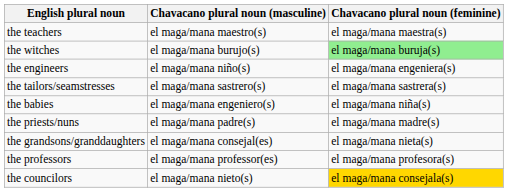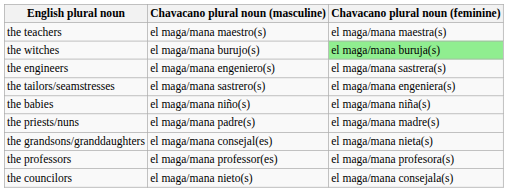(200, 68) el maga/mana niño(s) -> (213, 68) el maga/mana engeniero(s)
(393, 68) el maga/mana engeniera(s) -> (388, 68) el maga/mana sastrera(s)
(388, 86) el maga/mana sastrera(s) -> (393, 86) el maga/mana engeniera(s)
(213, 104) el maga/mana engeniero(s) -> (200, 104) el maga/mana niño(s)
(392, 178) gold background -> (392, 178) no background
